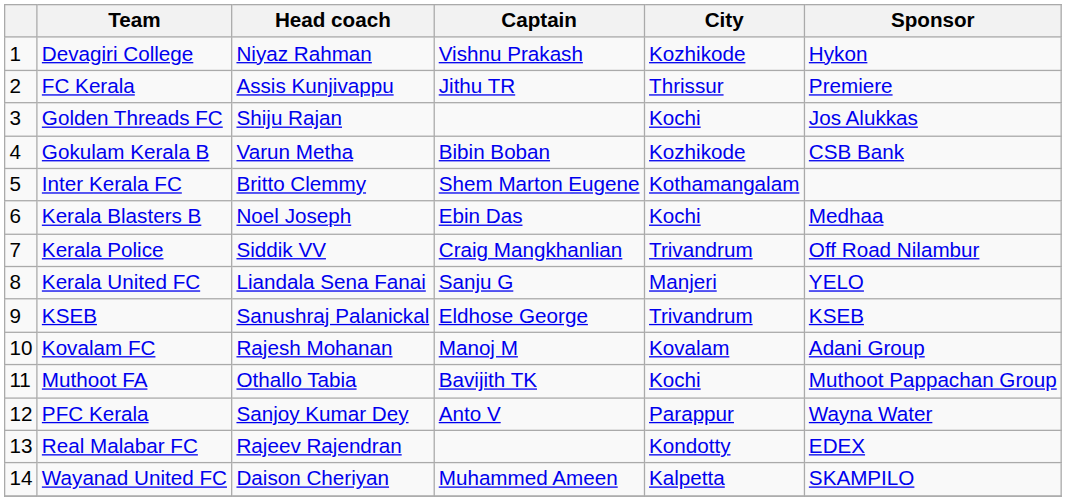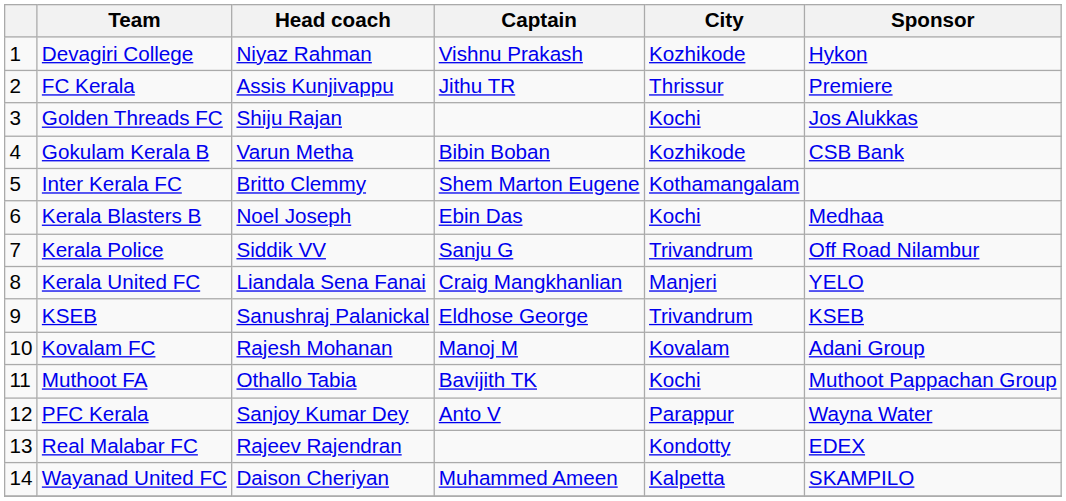(531, 250) Craig Mangkhanlian -> (476, 250) Sanju G
(476, 282) Sanju G -> (531, 282) Craig Mangkhanlian
